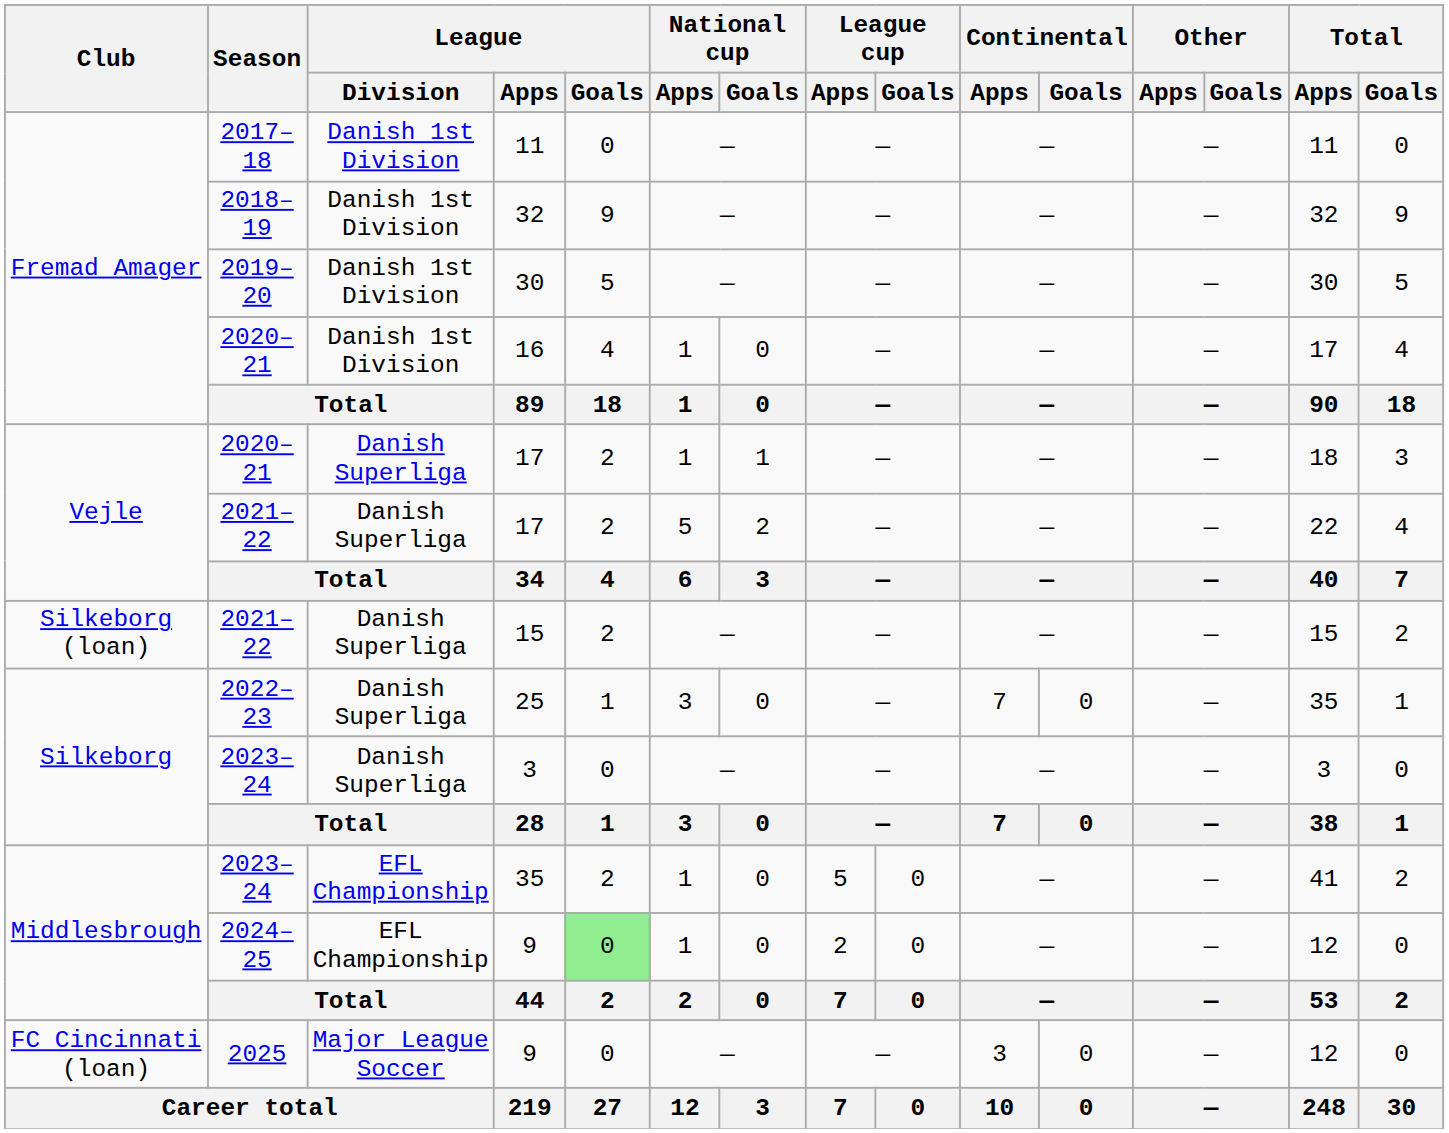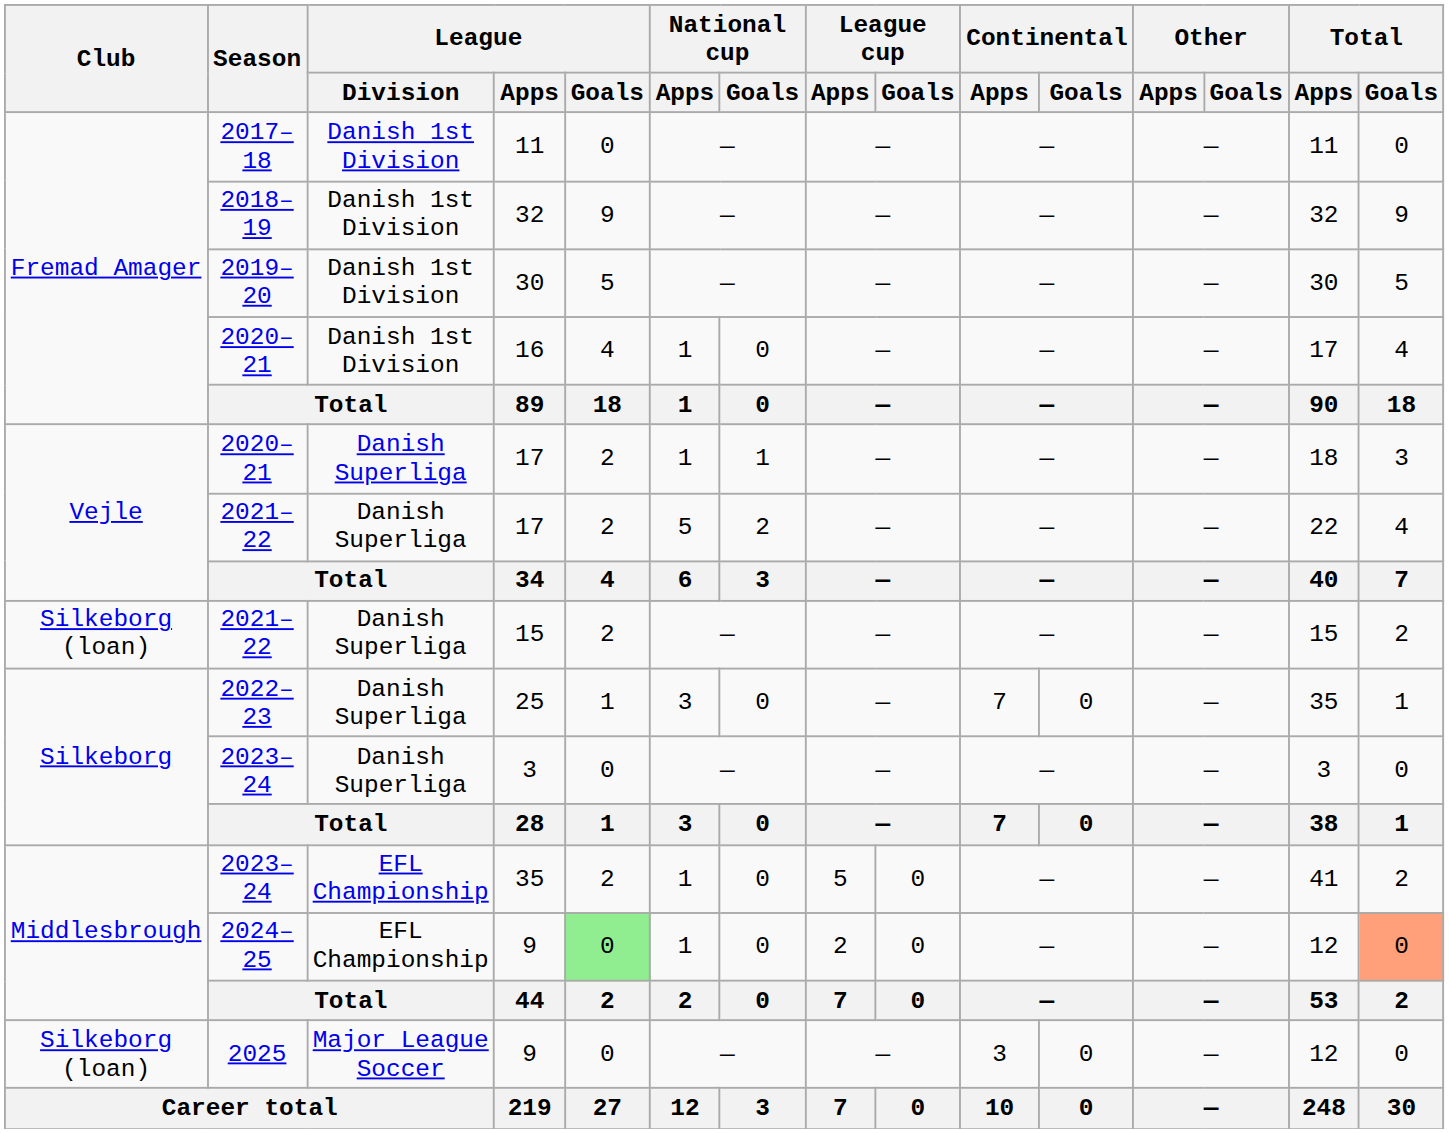(1402, 947) no background -> (1402, 947) lightsalmon background
(106, 1055) FC Cincinnati (loan) -> (106, 1055) Silkeborg (loan)
